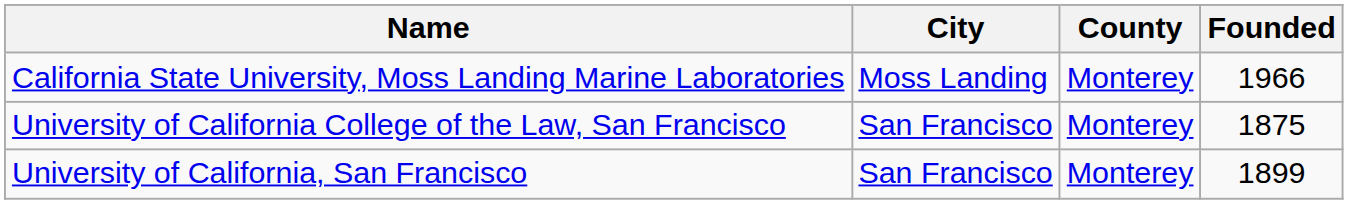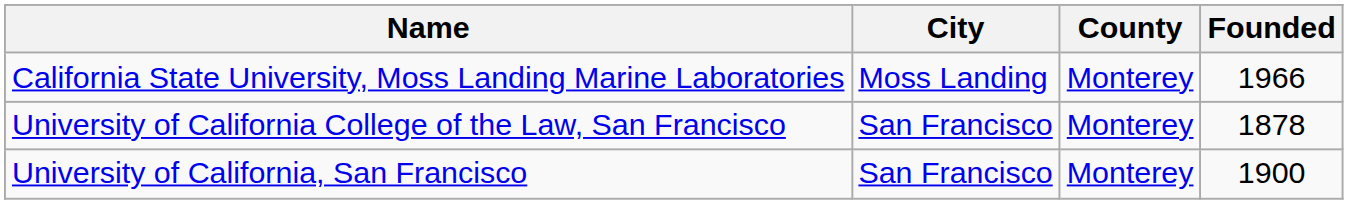(1272, 125) 1875 -> (1272, 125) 1878
(1272, 173) 1899 -> (1272, 173) 1900
